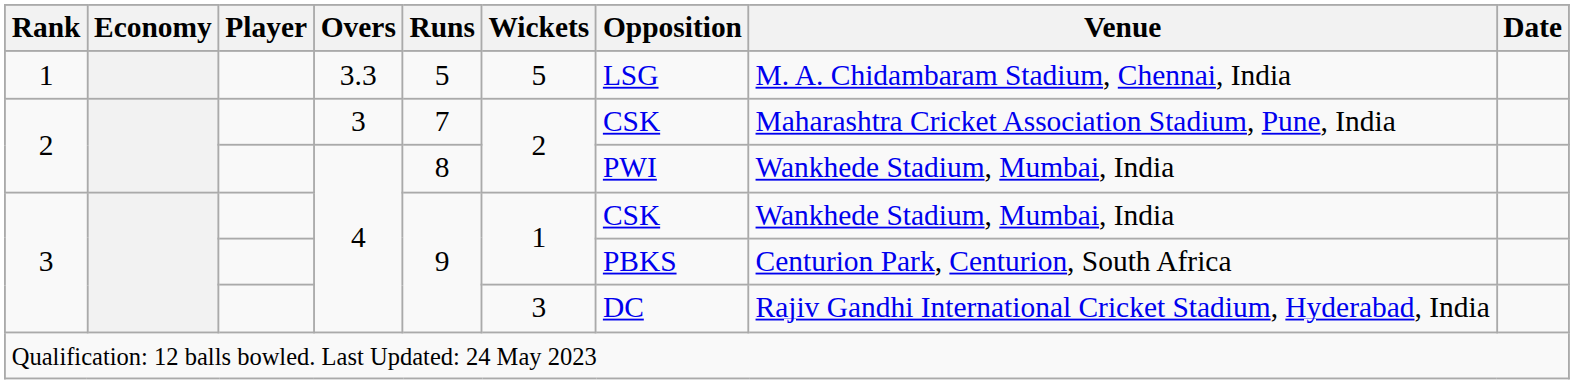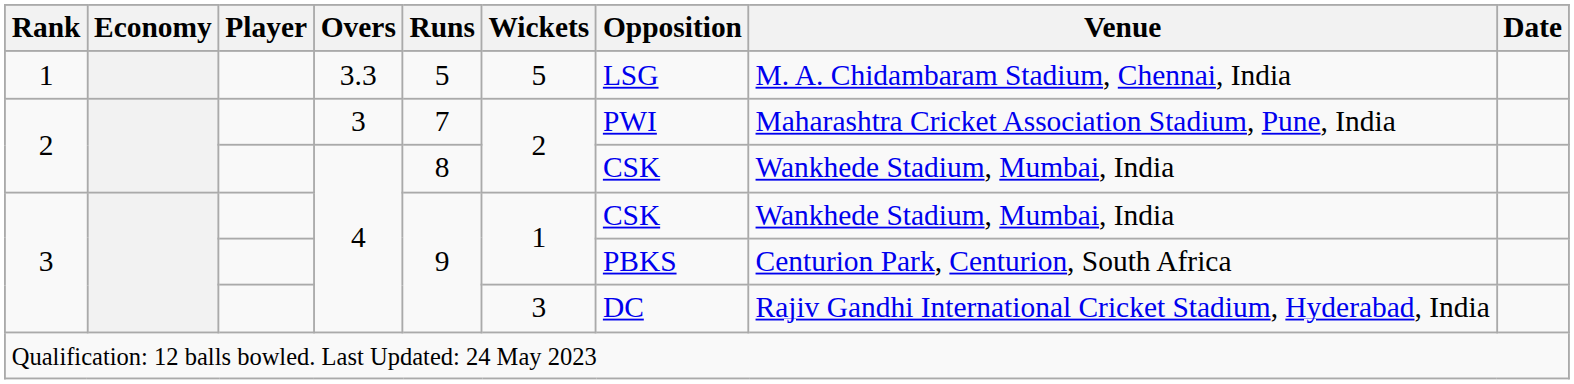(632, 121) CSK -> (630, 121) PWI
(630, 167) PWI -> (632, 167) CSK
